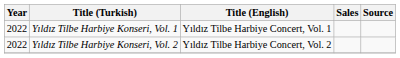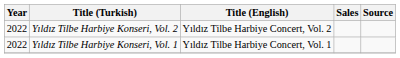rows swapped: (105, 28) <-> (105, 45)
